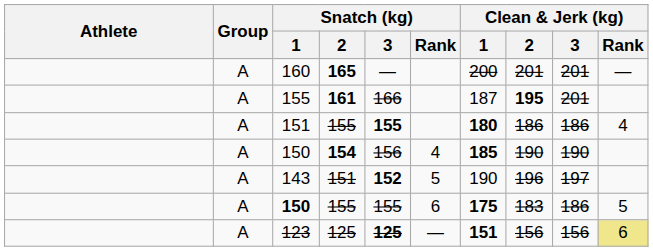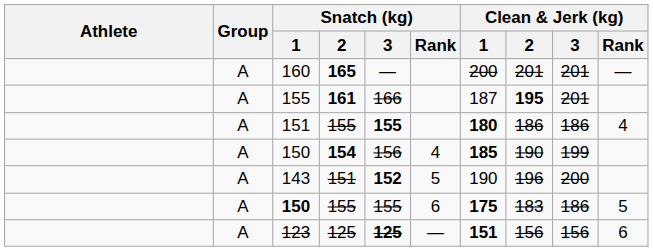(575, 152) 190 -> (575, 152) 199
(575, 179) 197 -> (575, 179) 200
(623, 233) khaki background -> (623, 233) no background
